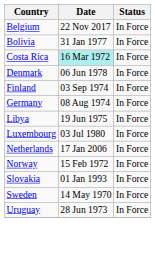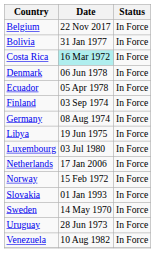+ row: (23, 88)
+ row: (26, 240)
